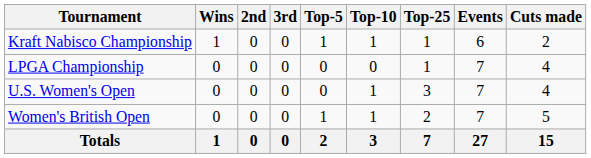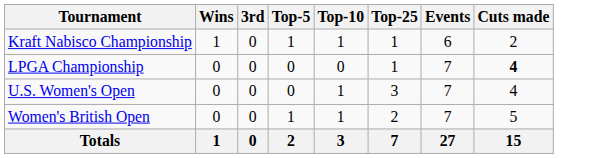- column: (254, 16)
(546, 66) normal -> (513, 66) bold
